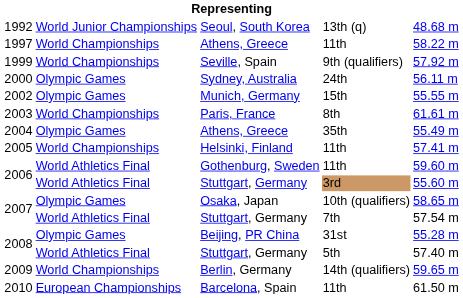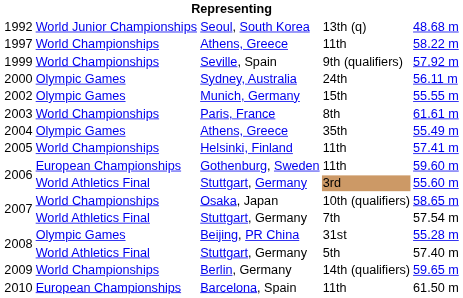(93, 166) World Athletics Final -> (108, 166) European Championships
(81, 200) Olympic Games -> (97, 200) World Championships
